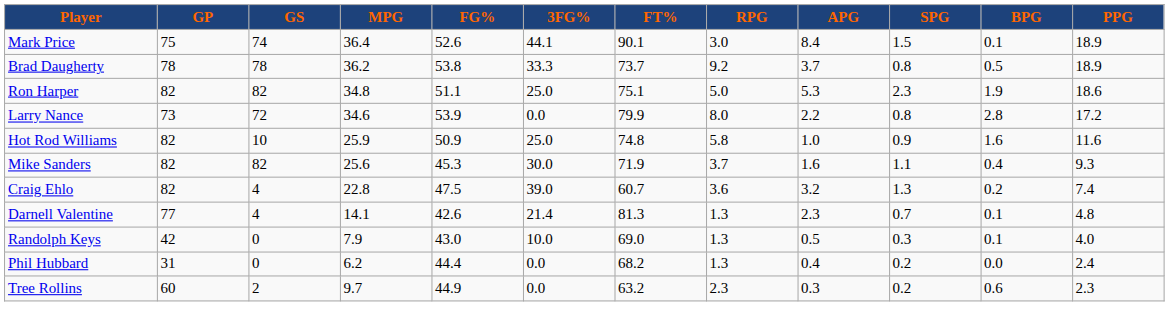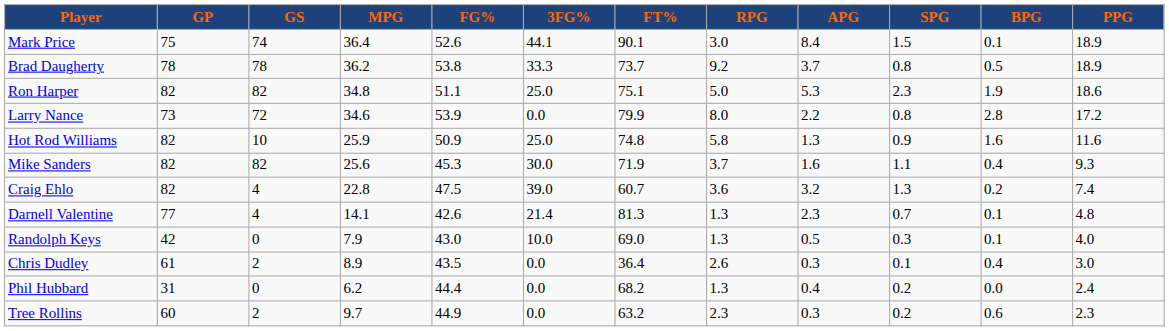(810, 140) 1.0 -> (810, 140) 1.3
+ row: (48, 264)
